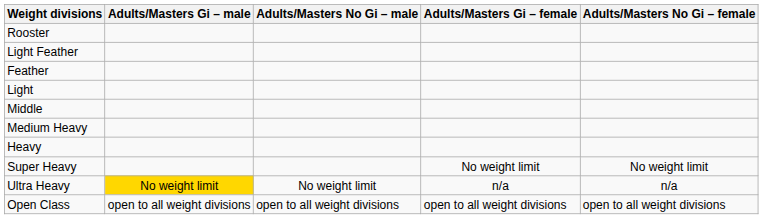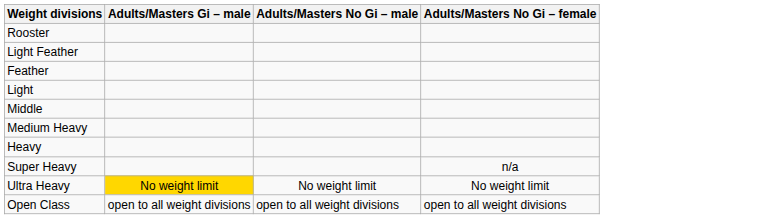- column: (500, 14)
(669, 166) No weight limit -> (510, 166) n/a
(669, 185) n/a -> (510, 185) No weight limit
